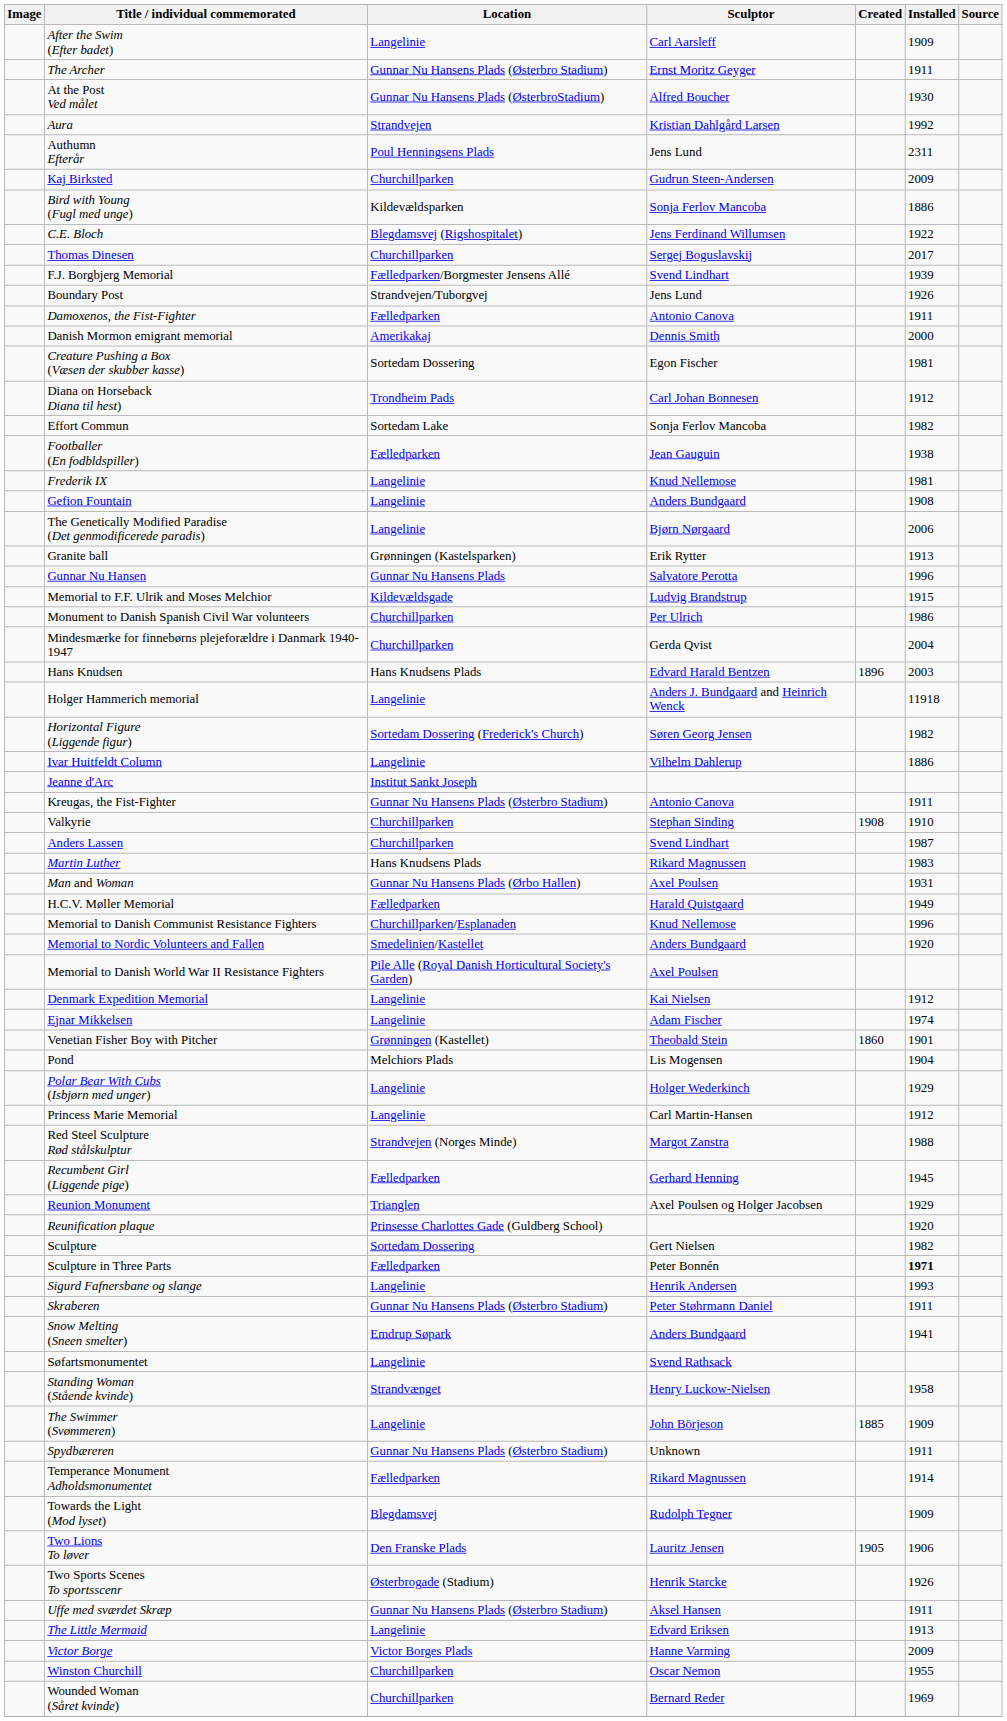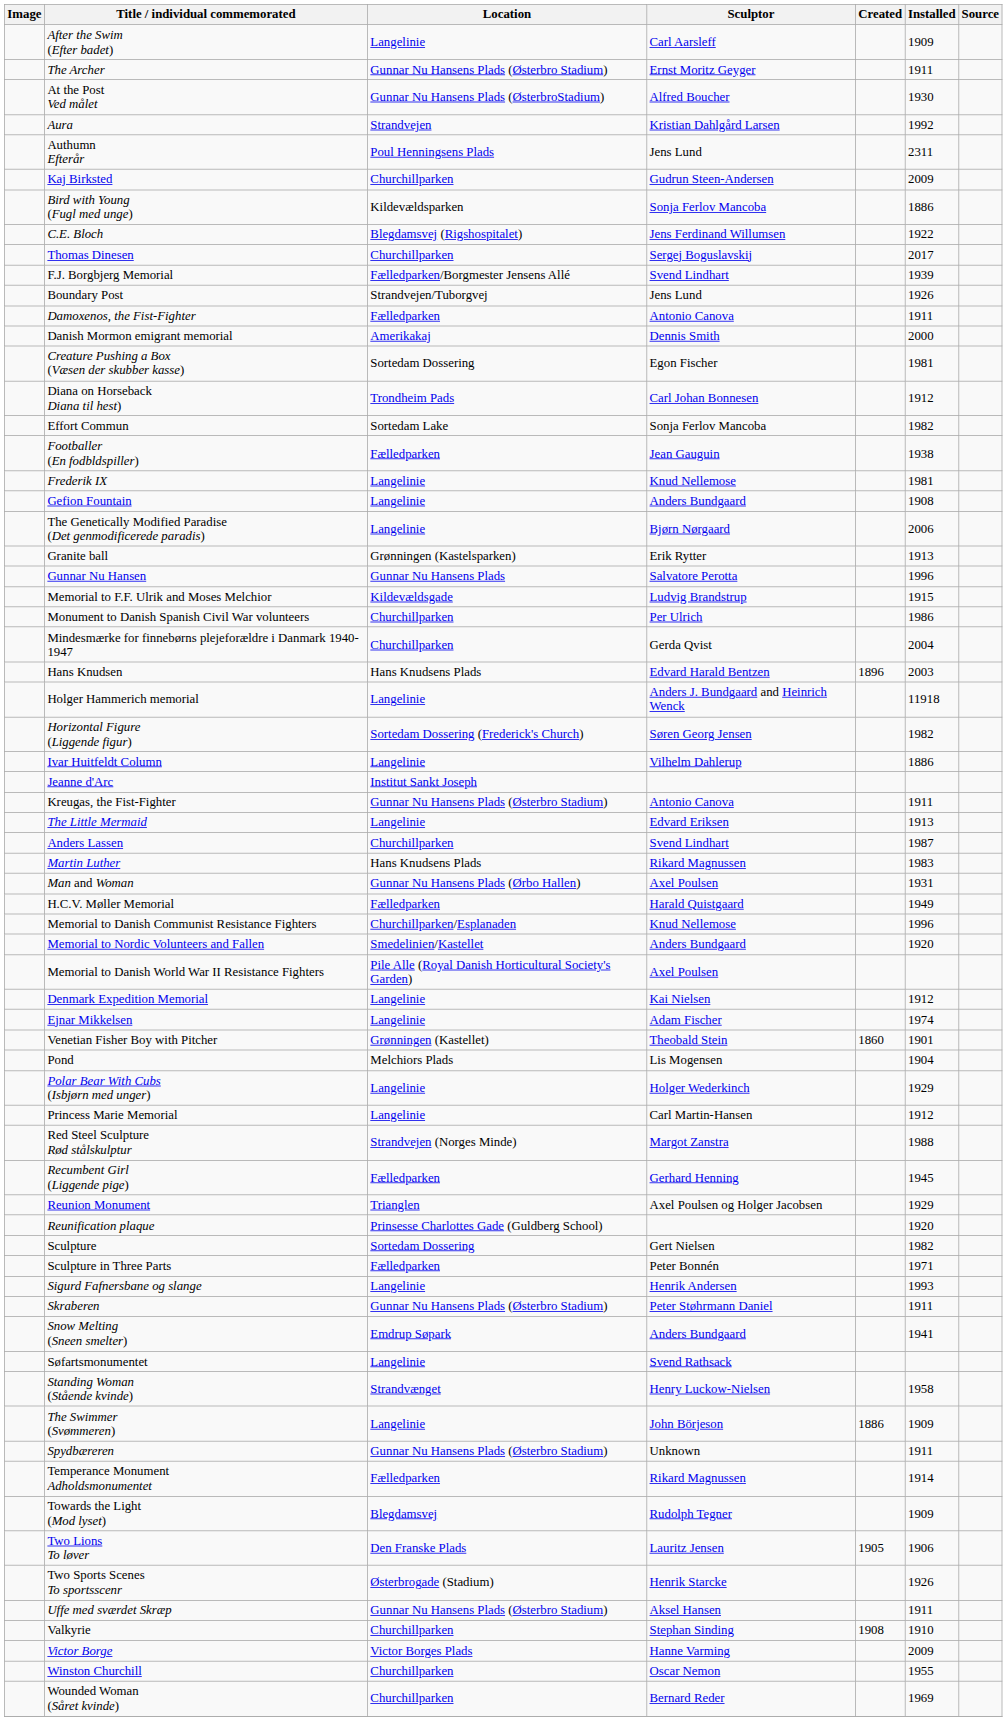rows swapped: (97, 1630) <-> (69, 822)
(921, 1265) bold -> (921, 1265) normal
(871, 1423) 1885 -> (871, 1423) 1886
